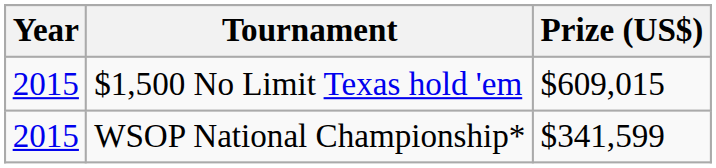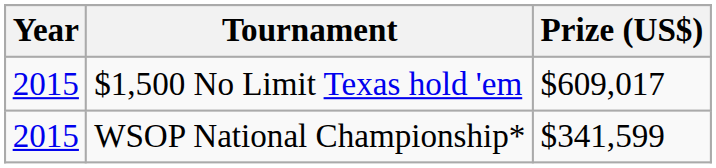(603, 83) $609,015 -> (603, 83) $609,017
